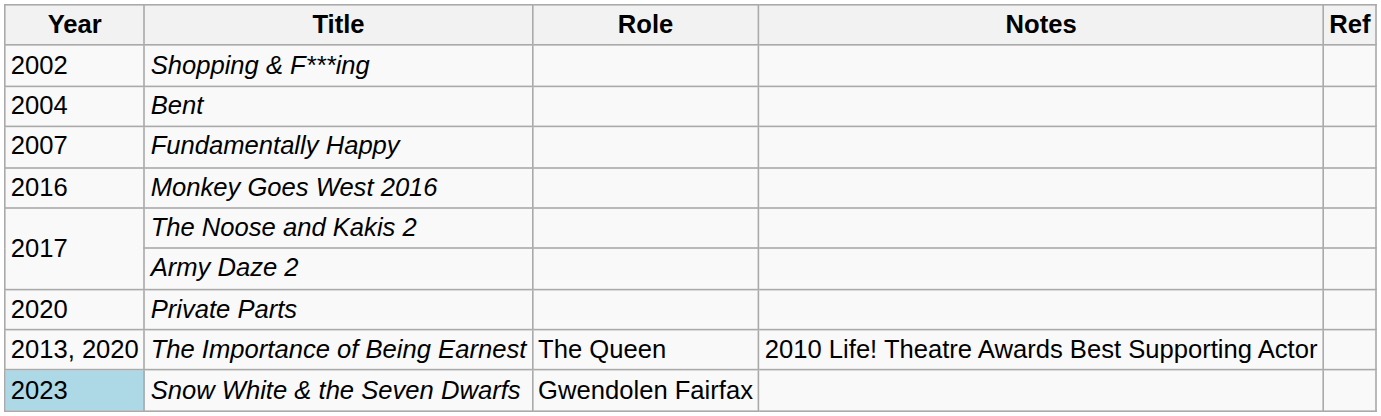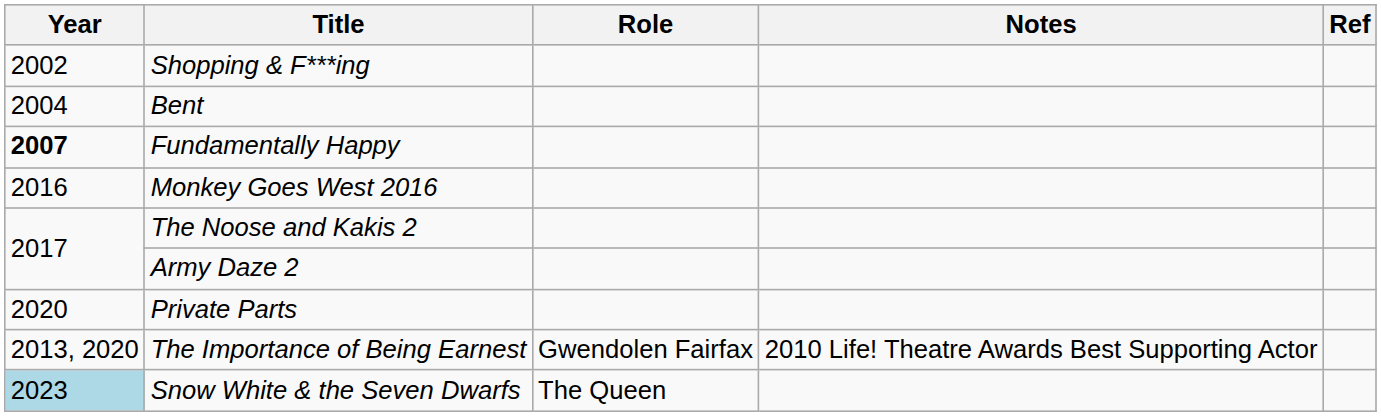(39, 146) normal -> (39, 146) bold
(602, 349) The Queen -> (646, 349) Gwendolen Fairfax
(646, 390) Gwendolen Fairfax -> (602, 390) The Queen
